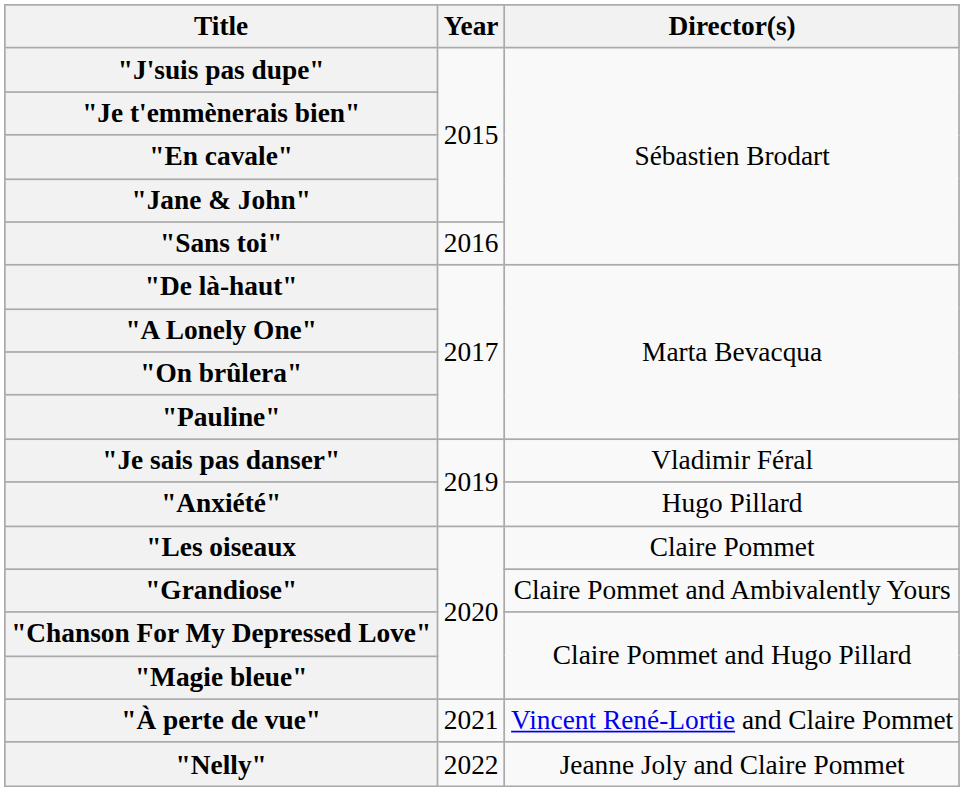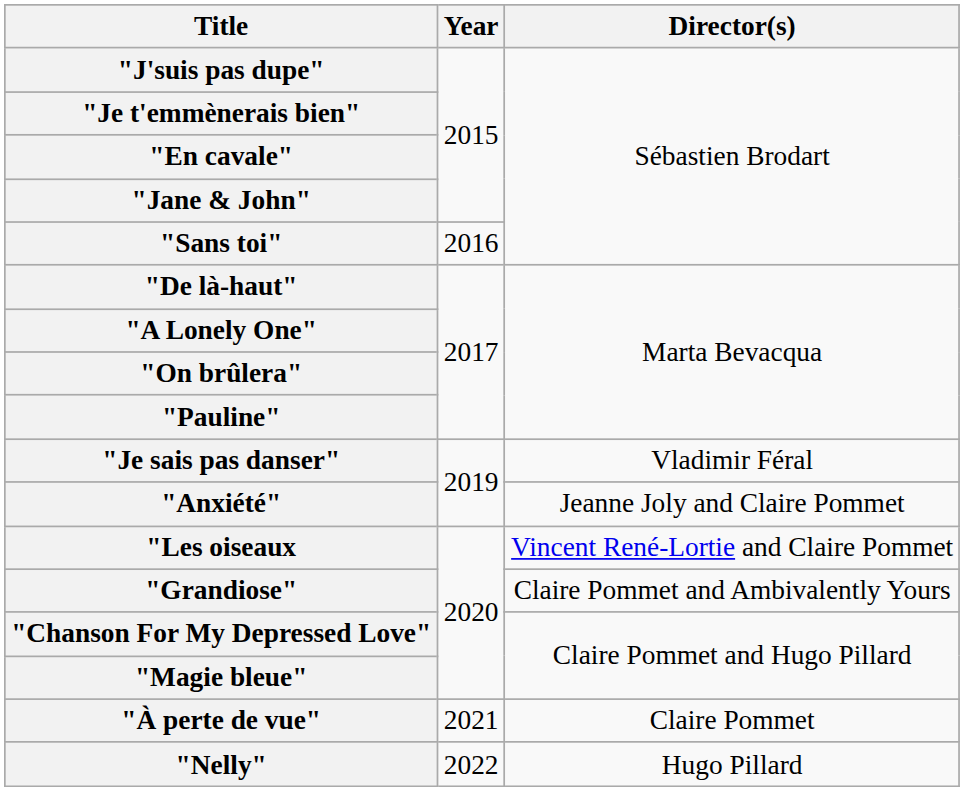(732, 503) Hugo Pillard -> (732, 503) Jeanne Joly and Claire Pommet
(732, 546) Claire Pommet -> (732, 546) Vincent René-Lortie and Claire Pommet
(732, 720) Vincent René-Lortie and Claire Pommet -> (732, 720) Claire Pommet
(732, 763) Jeanne Joly and Claire Pommet -> (732, 763) Hugo Pillard
